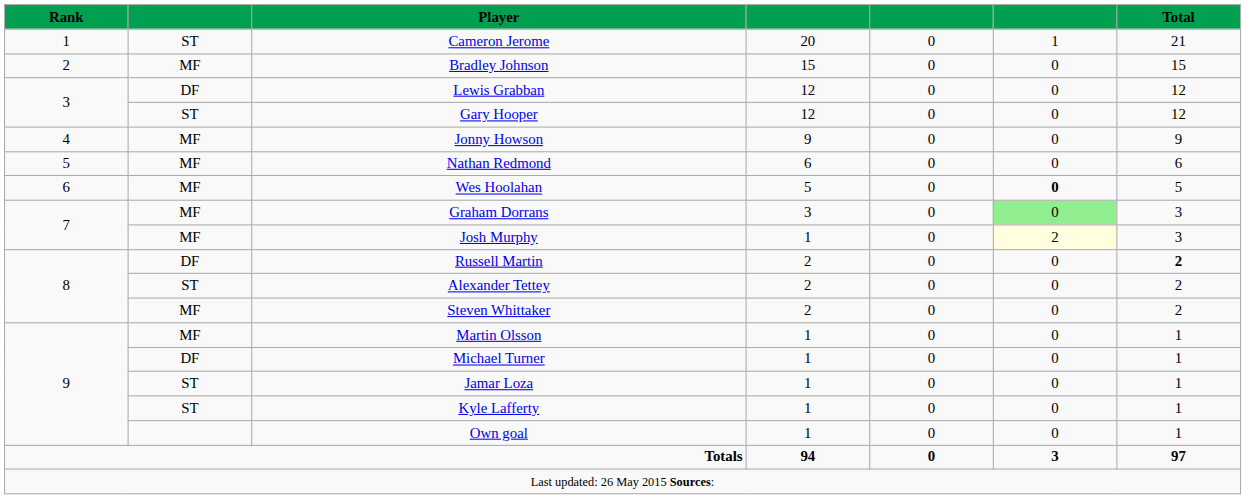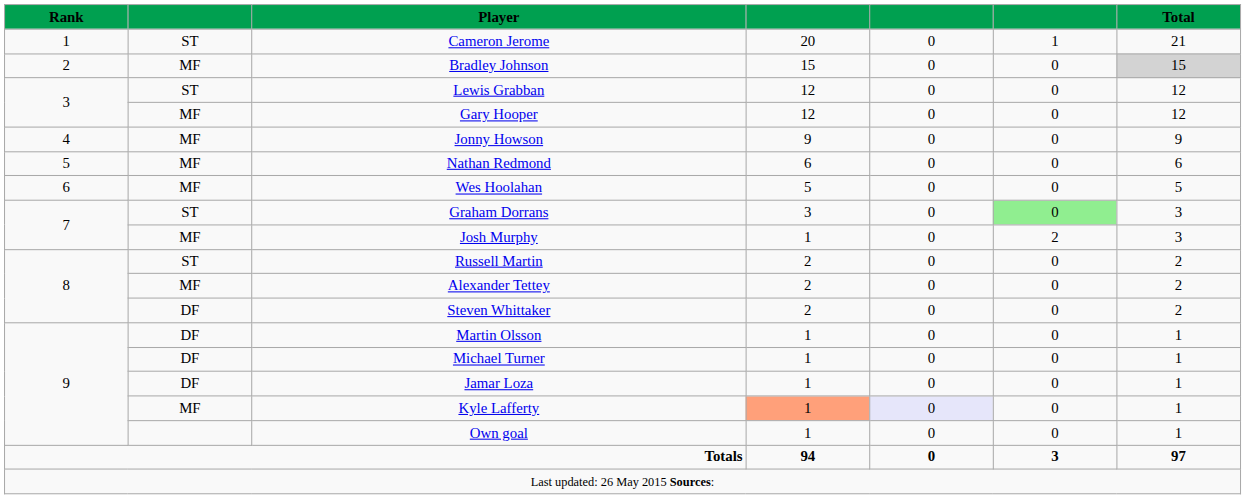(1179, 66) no background -> (1179, 66) lightgrey background
(190, 90) DF -> (190, 90) ST
(190, 114) ST -> (190, 114) MF
(1055, 188) bold -> (1055, 188) normal
(190, 212) MF -> (190, 212) ST
(1055, 237) lightyellow background -> (1055, 237) no background
(190, 261) DF -> (190, 261) ST
(1179, 261) bold -> (1179, 261) normal
(190, 286) ST -> (190, 286) MF
(190, 310) MF -> (190, 310) DF
(190, 335) MF -> (190, 335) DF
(190, 384) ST -> (190, 384) DF
(190, 408) ST -> (190, 408) MF
(808, 408) no background -> (808, 408) lightsalmon background
(931, 408) no background -> (931, 408) lavender background
